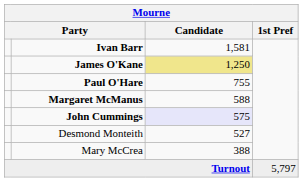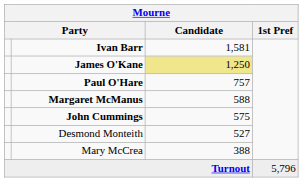(242, 82) 755 -> (242, 82) 757
(242, 116) lavender background -> (242, 116) no background
(283, 168) 5,797 -> (283, 168) 5,796
